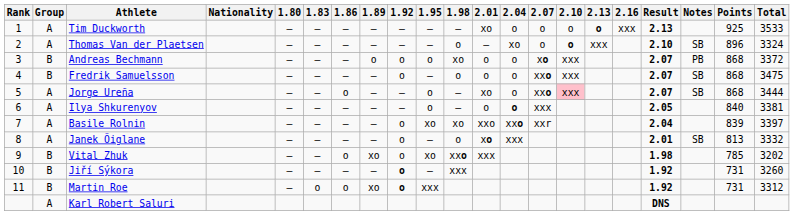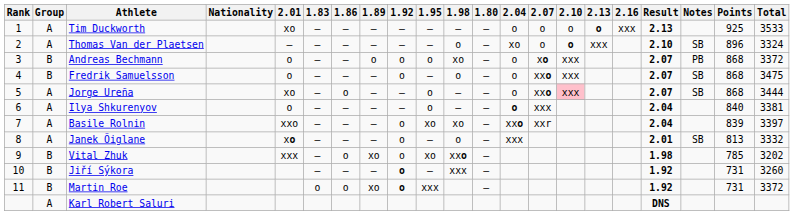columns swapped: (289, 12) <-> (486, 12)
(661, 108) 2.05 -> (661, 108) 2.04
(772, 187) 3312 -> (772, 187) 3372
